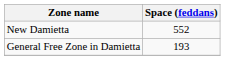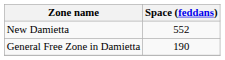(181, 47) 193 -> (181, 47) 190
